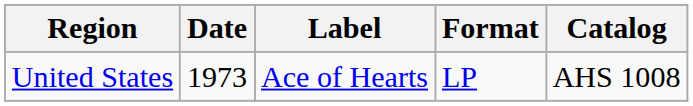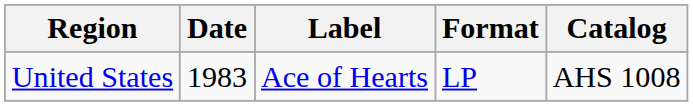(217, 76) 1973 -> (217, 76) 1983
